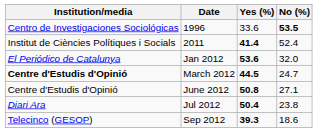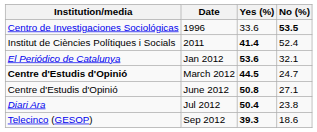(289, 58) 32.0 -> (289, 58) 32.1
